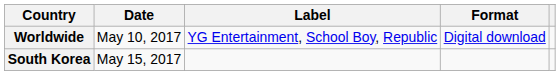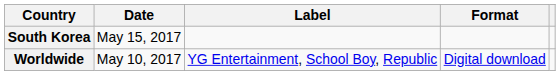rows swapped: (49, 37) <-> (49, 59)
